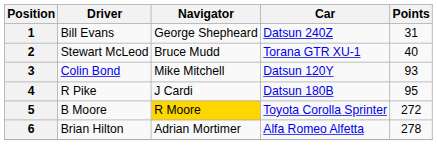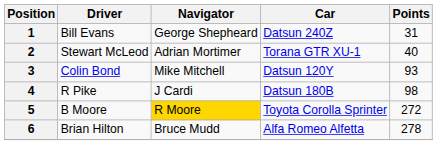(187, 52) Bruce Mudd -> (197, 52) Adrian Mortimer
(411, 91) 95 -> (411, 91) 98
(197, 129) Adrian Mortimer -> (187, 129) Bruce Mudd
